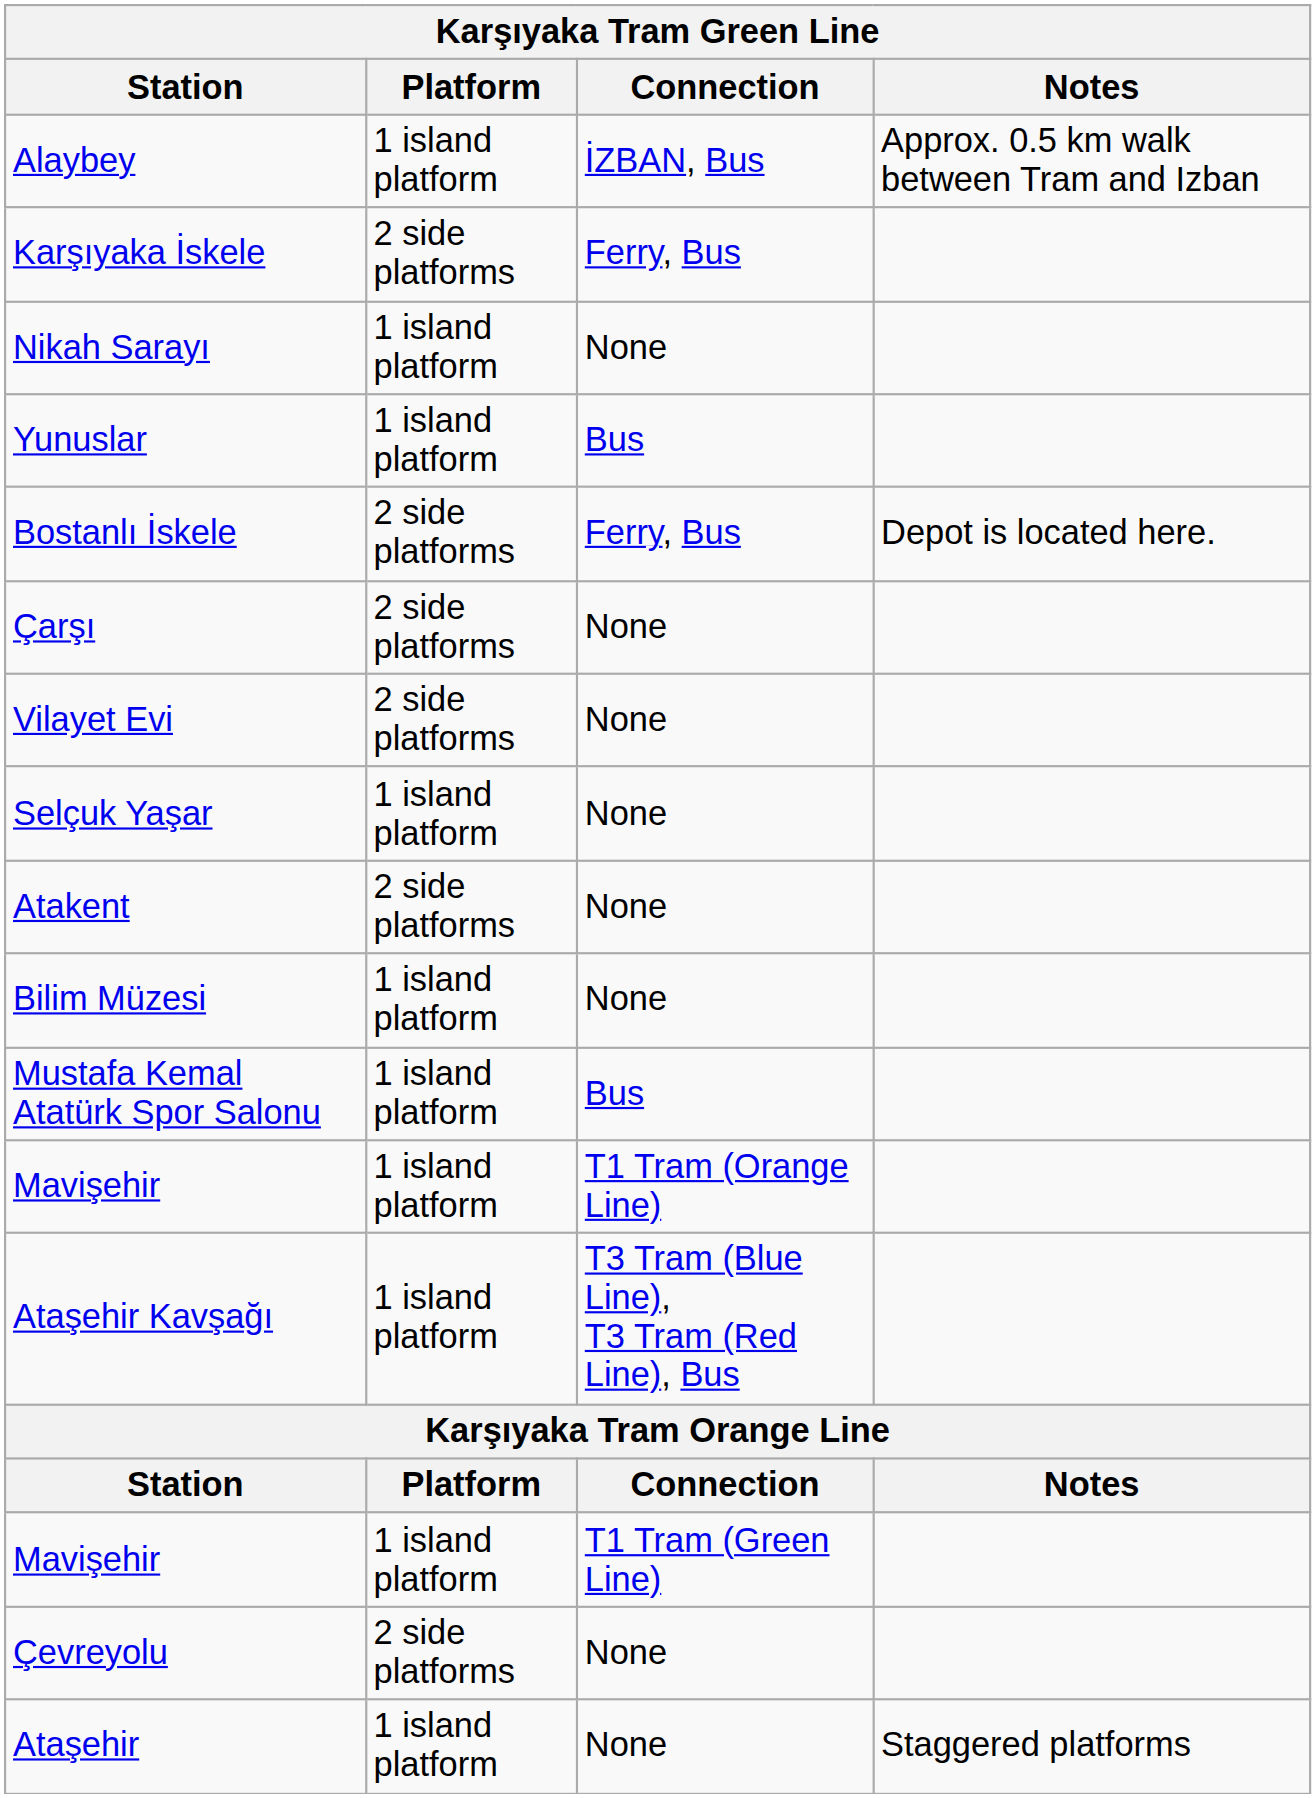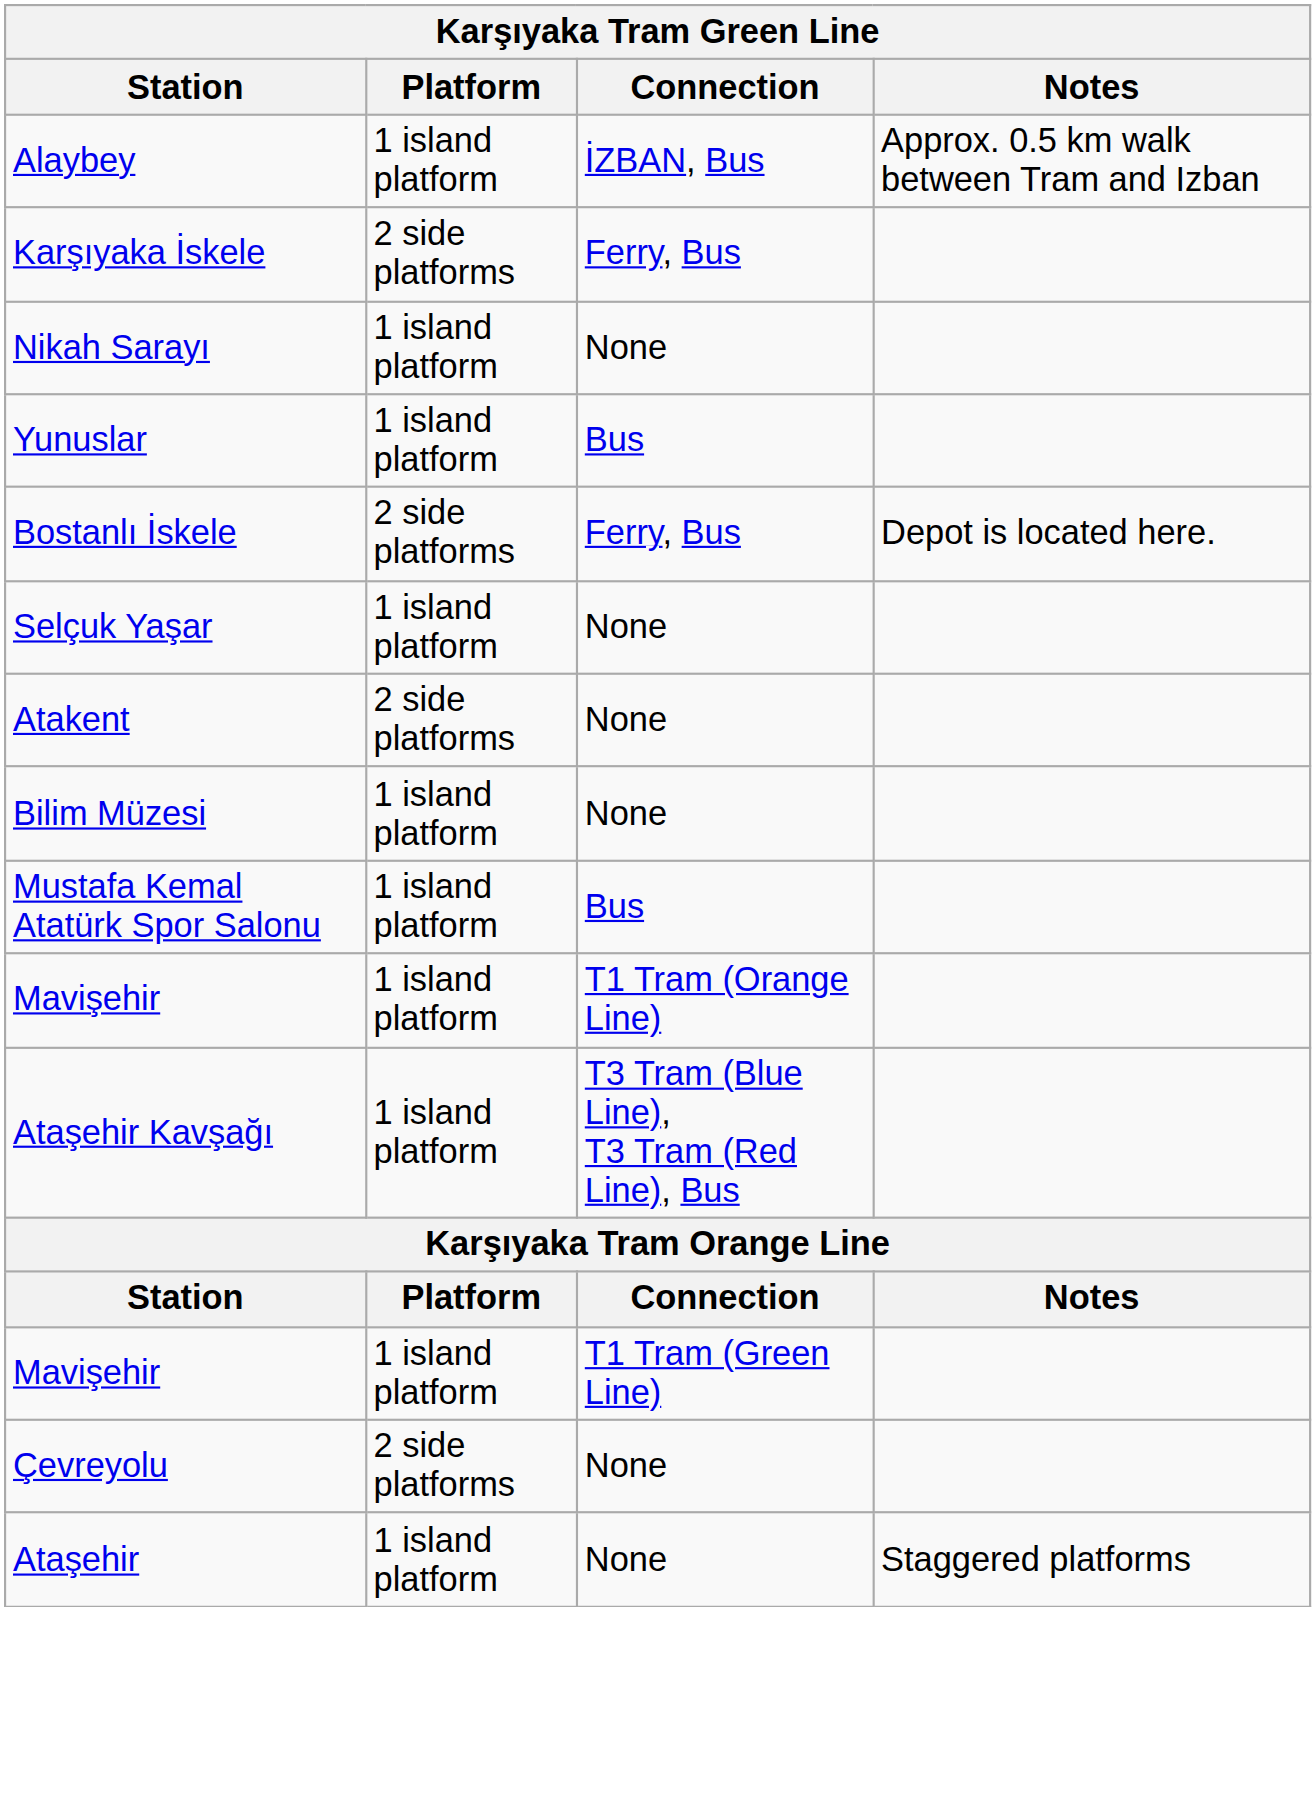- row: (54, 626)
- row: (93, 719)
